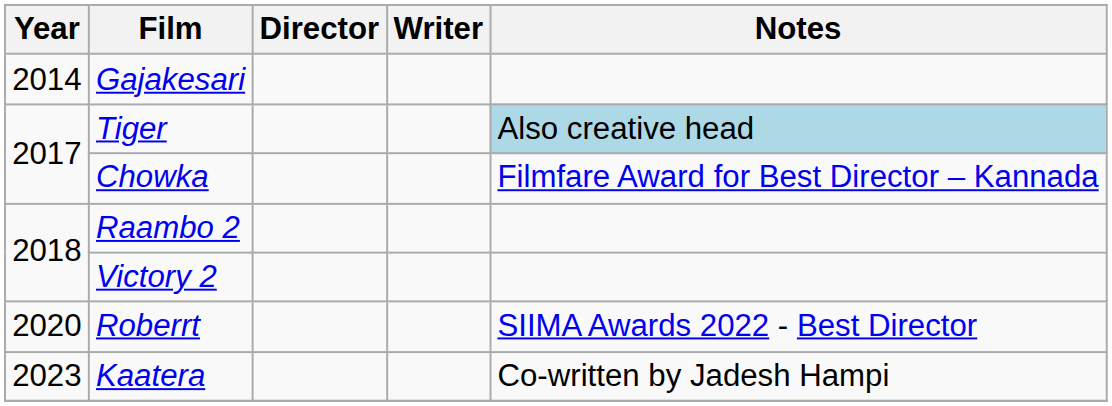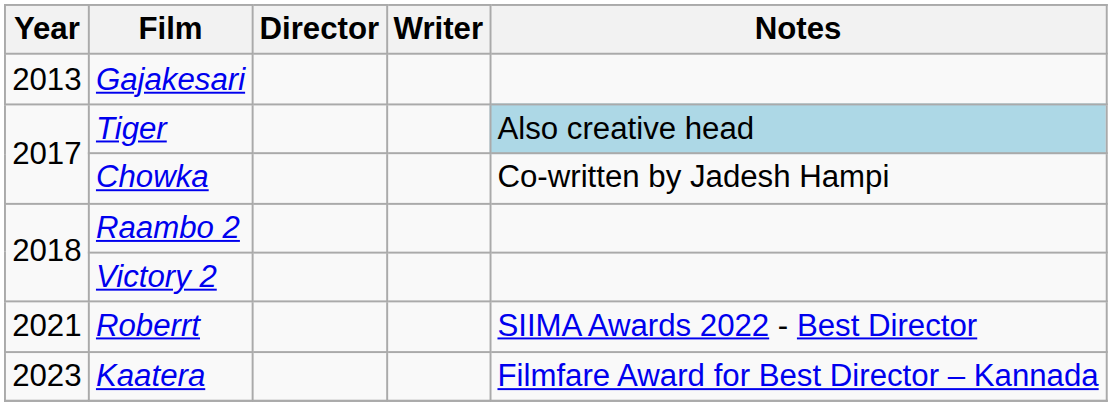(47, 78) 2014 -> (47, 78) 2013
(798, 177) Filmfare Award for Best Director – Kannada -> (693, 177) Co-written by Jadesh Hampi
(47, 326) 2020 -> (47, 326) 2021
(693, 375) Co-written by Jadesh Hampi -> (798, 375) Filmfare Award for Best Director – Kannada
